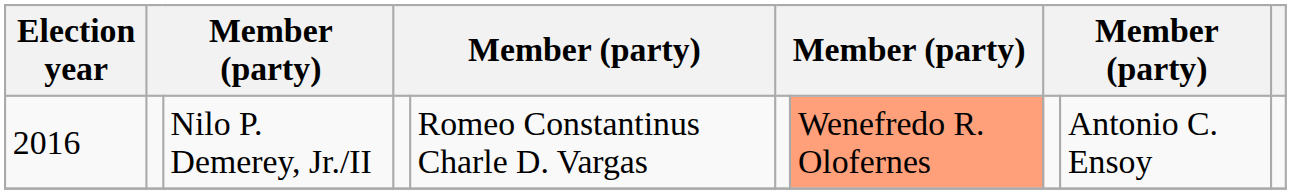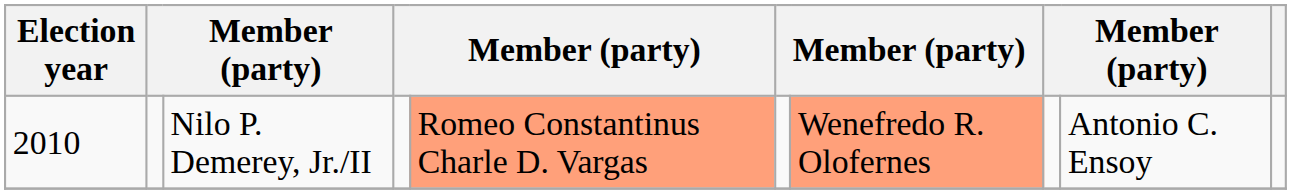(47, 141) 2016 -> (47, 141) 2010
(559, 141) no background -> (559, 141) lightsalmon background
